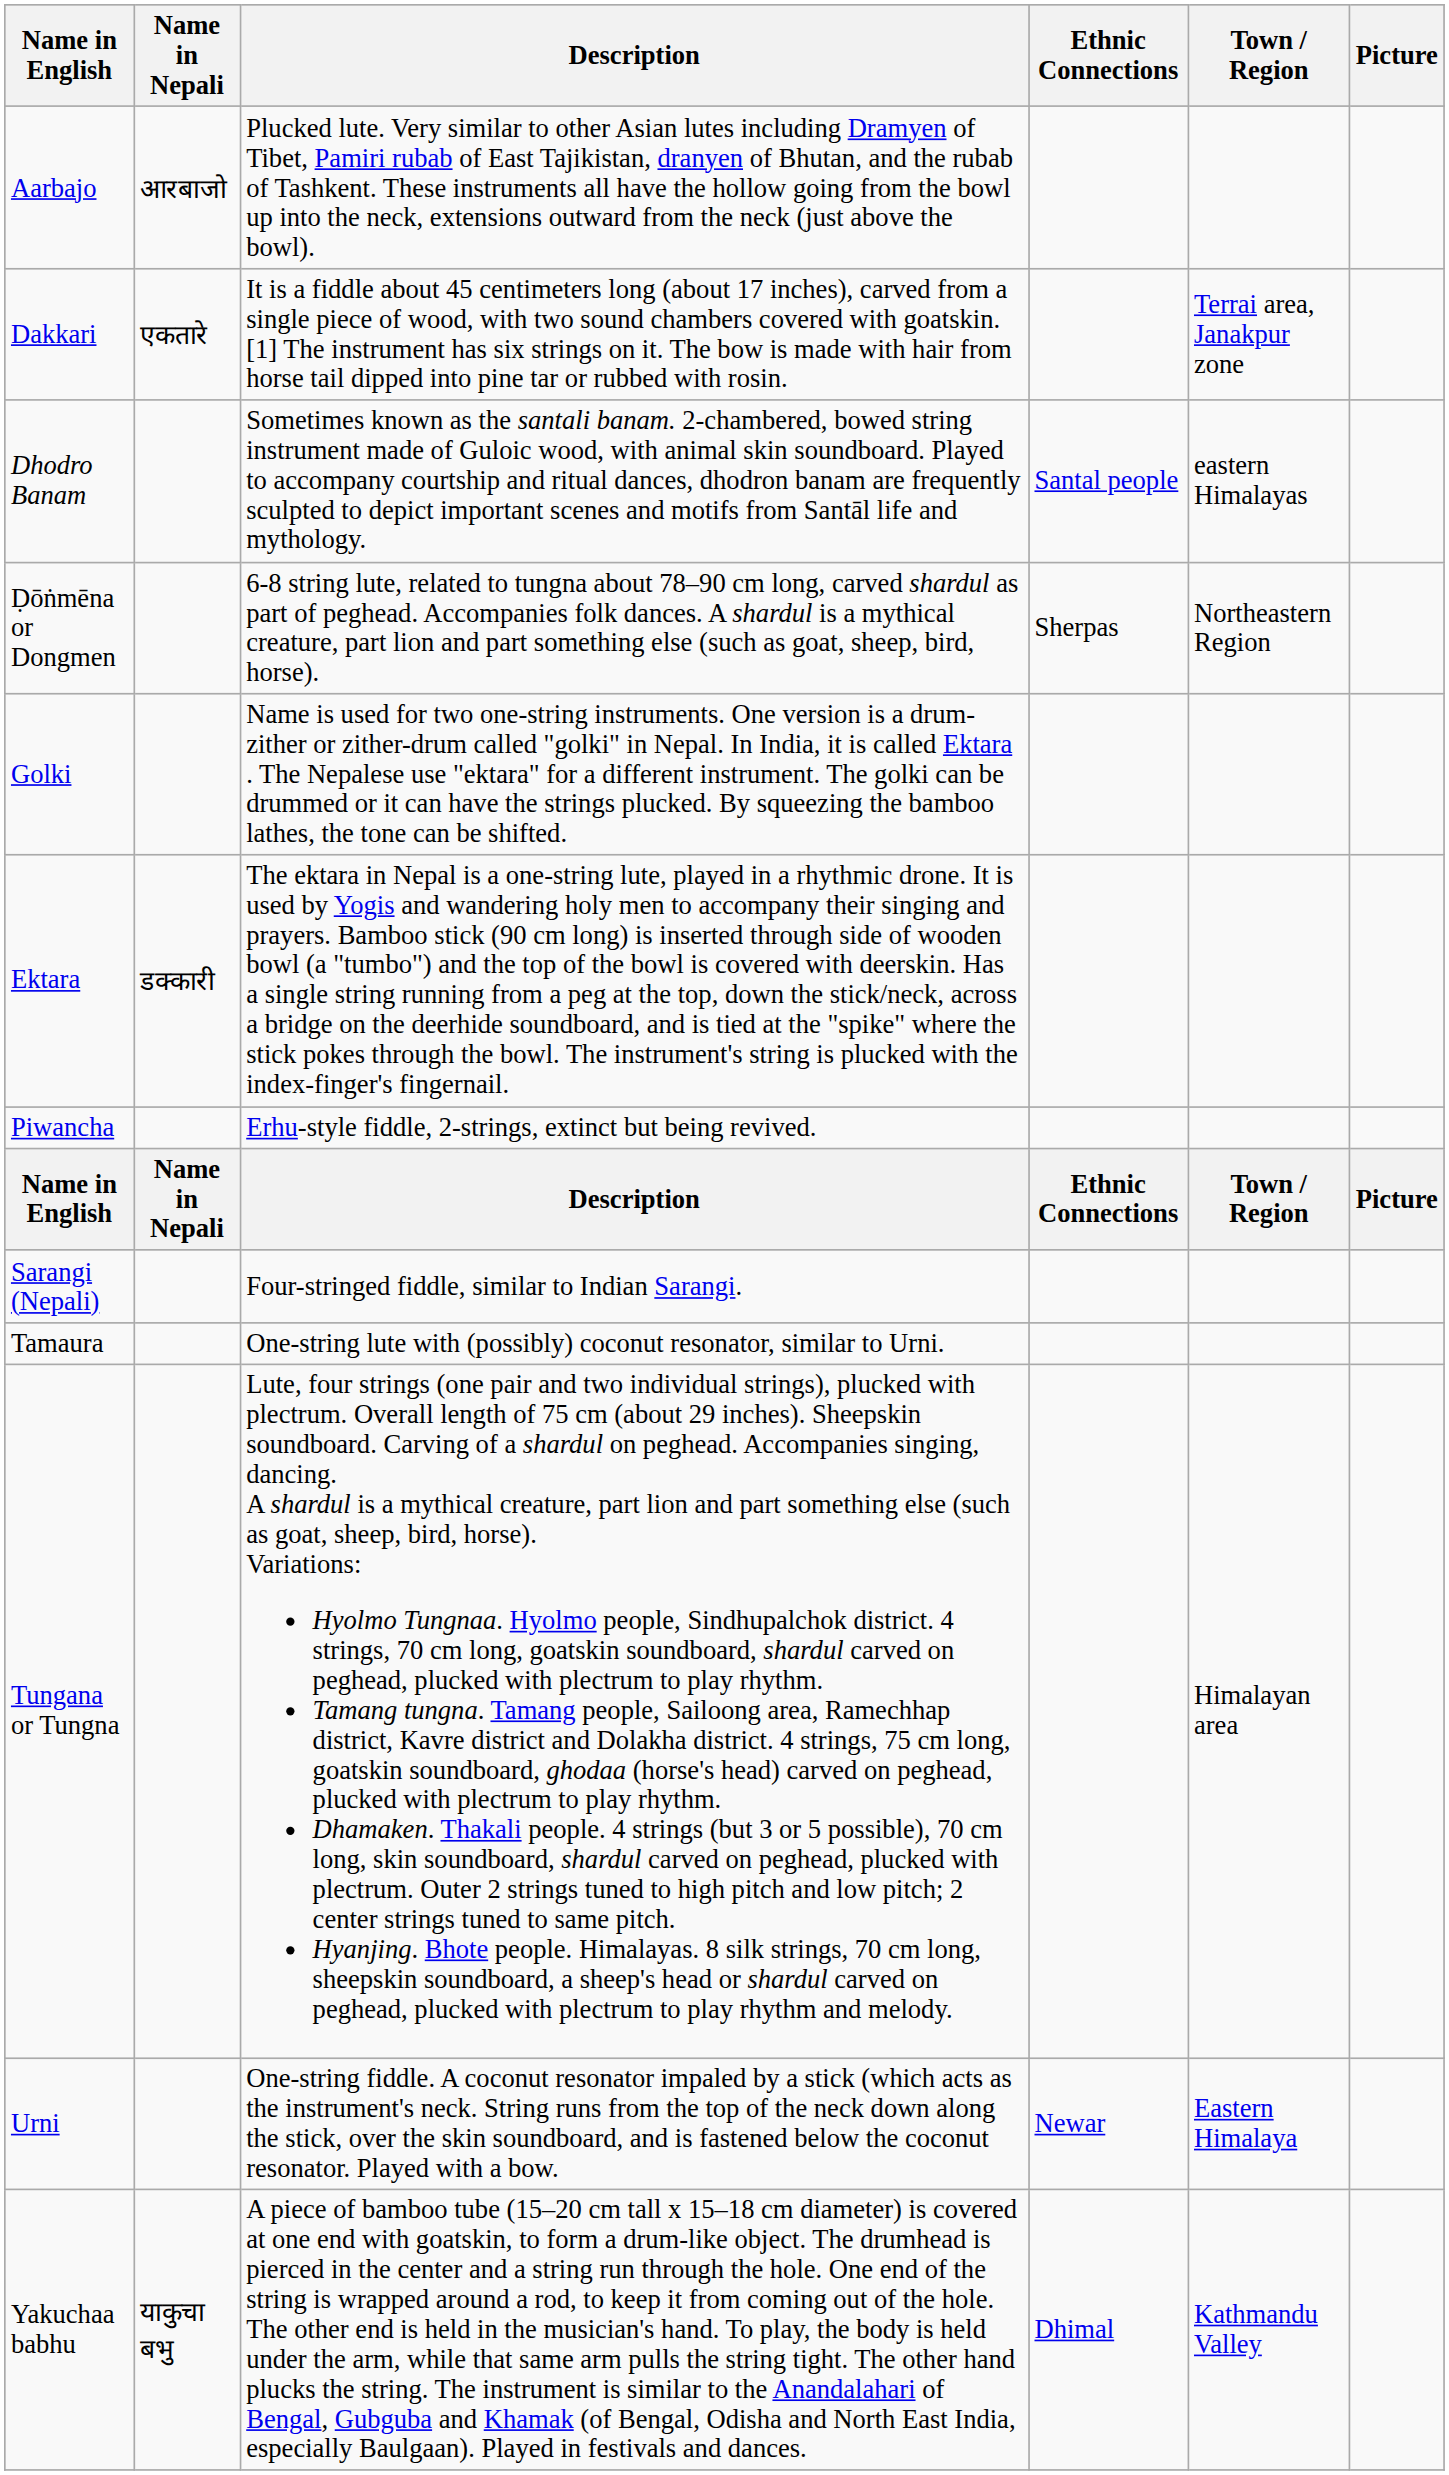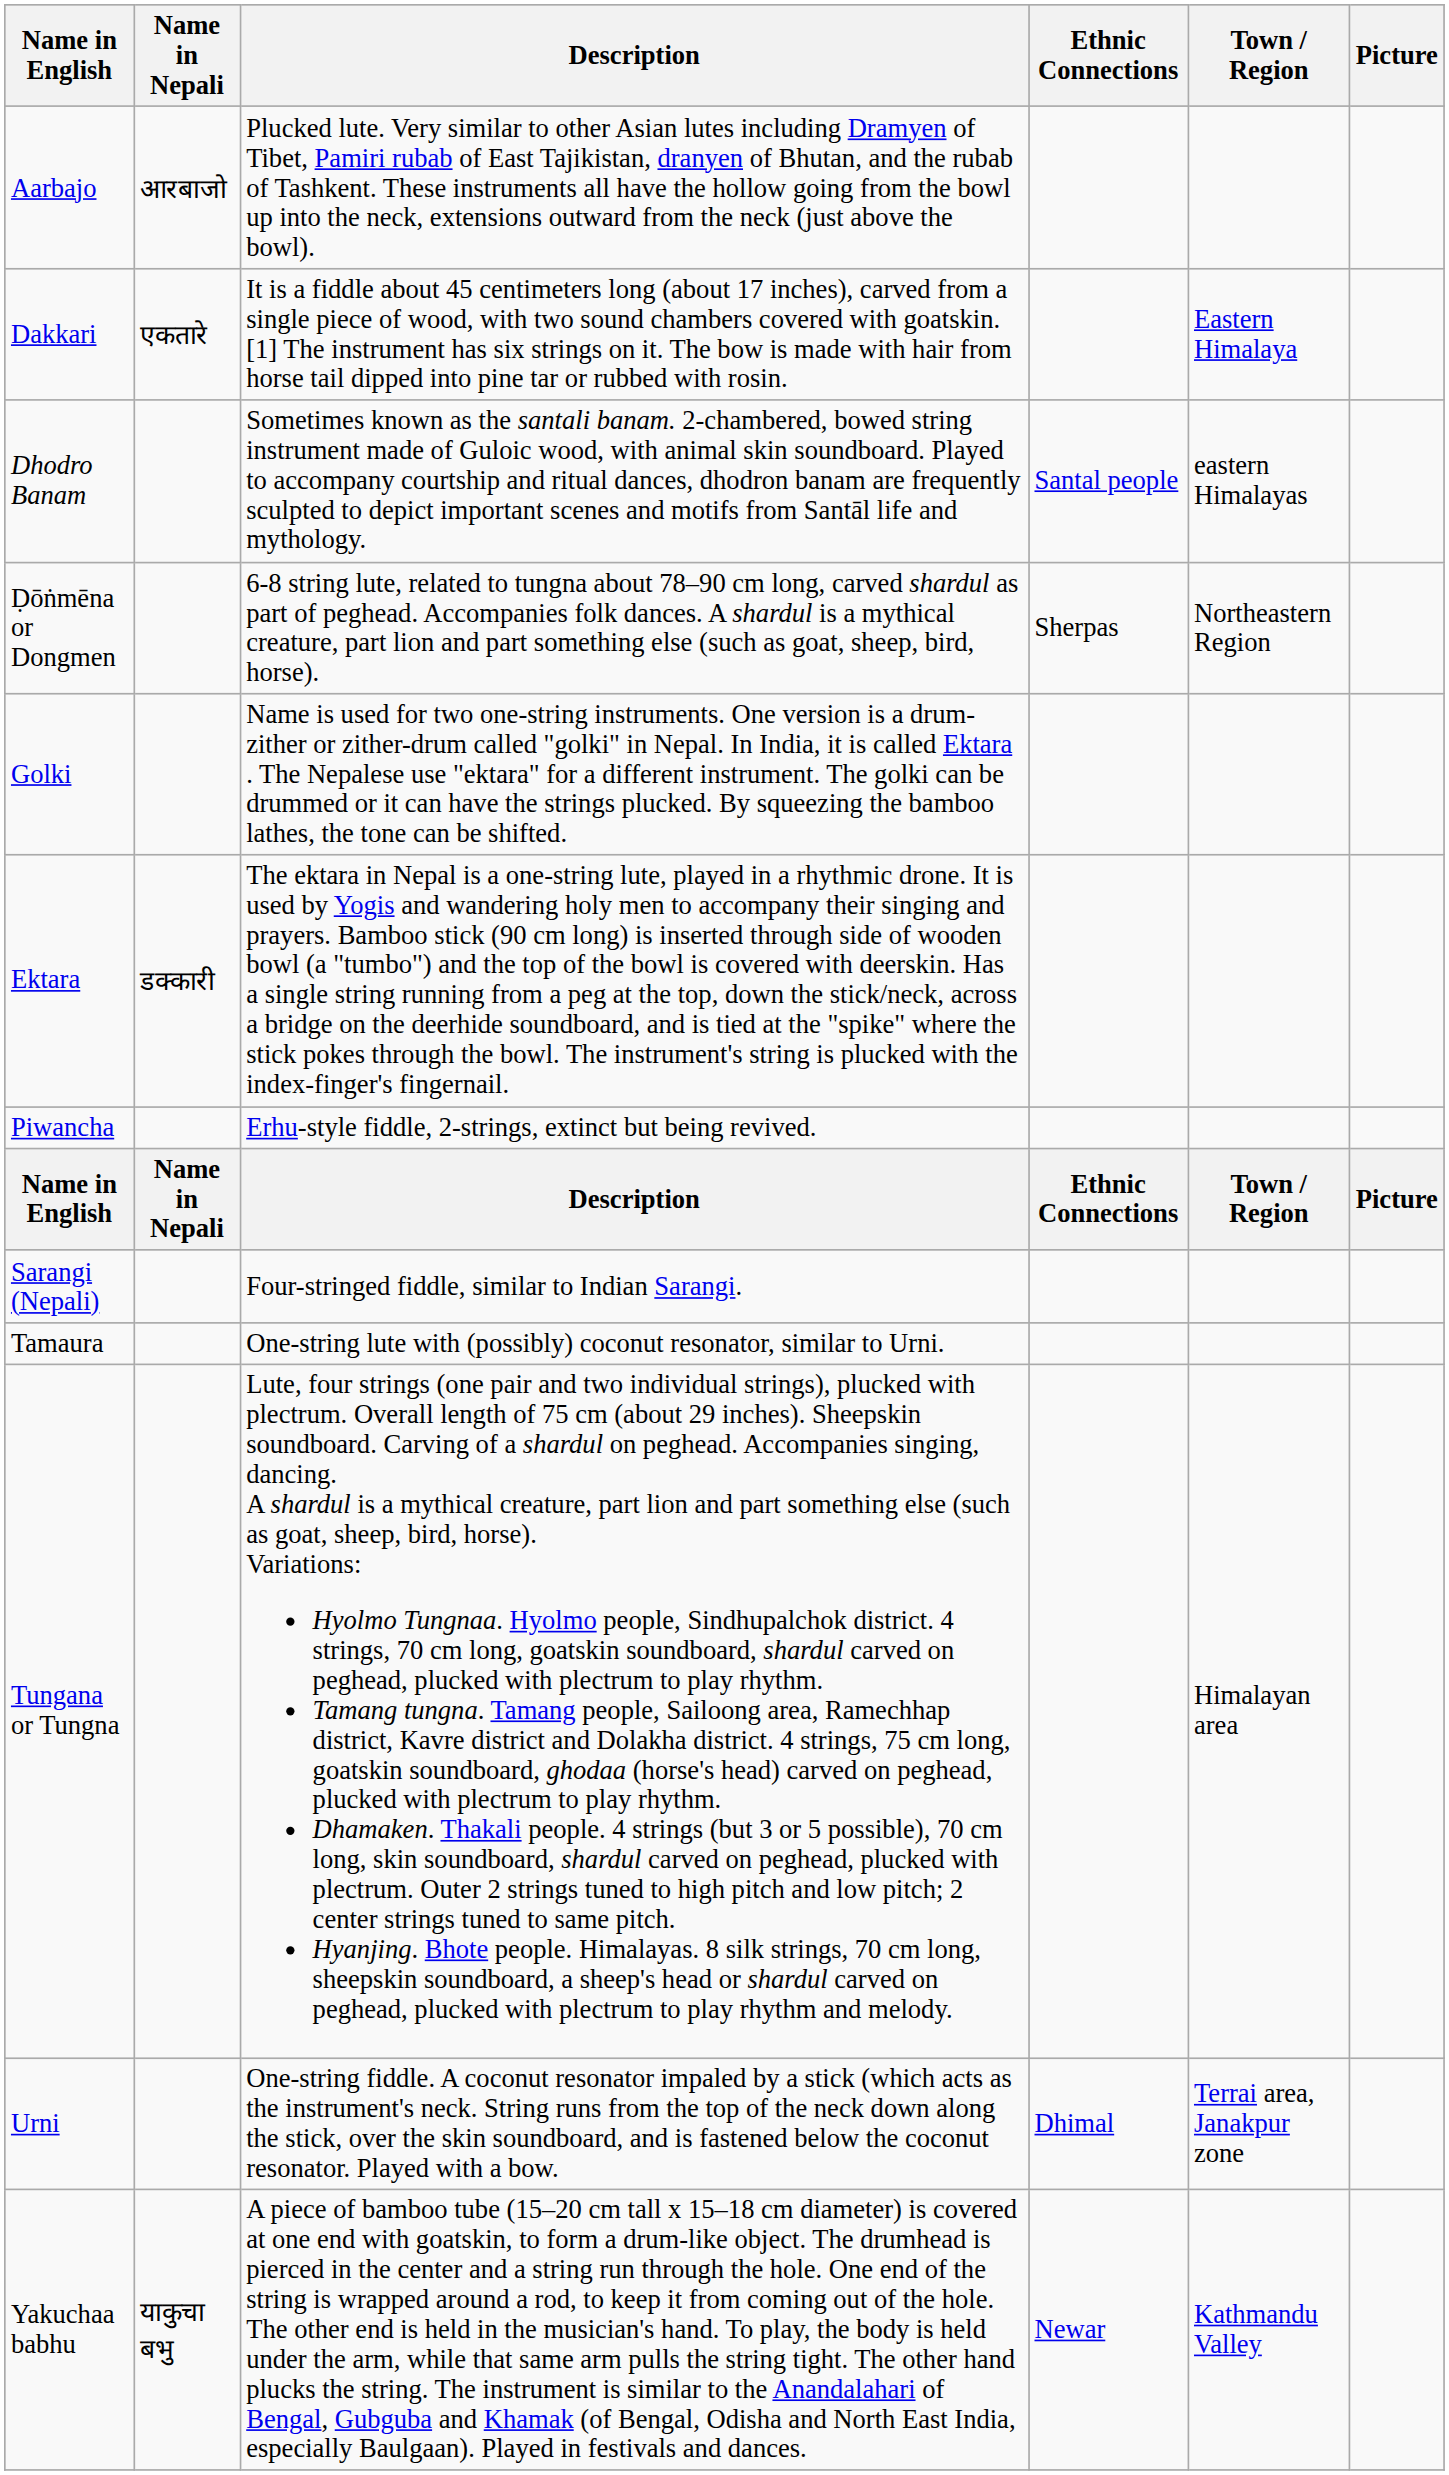(1254, 333) Terrai area, Janakpur zone -> (1246, 333) Eastern Himalaya
(1070, 2122) Newar -> (1074, 2122) Dhimal
(1246, 2122) Eastern Himalaya -> (1254, 2122) Terrai area, Janakpur zone
(1074, 2329) Dhimal -> (1070, 2329) Newar
